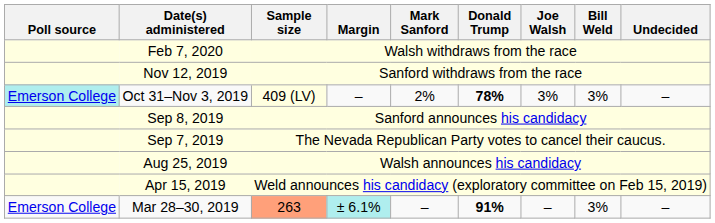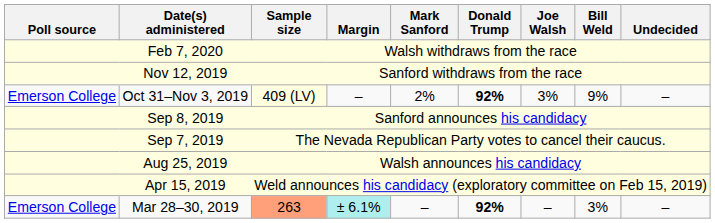(62, 96) paleturquoise background -> (62, 96) no background
(490, 96) 78% -> (490, 96) 92%
(598, 96) 3% -> (598, 96) 9%
(490, 208) 91% -> (490, 208) 92%
